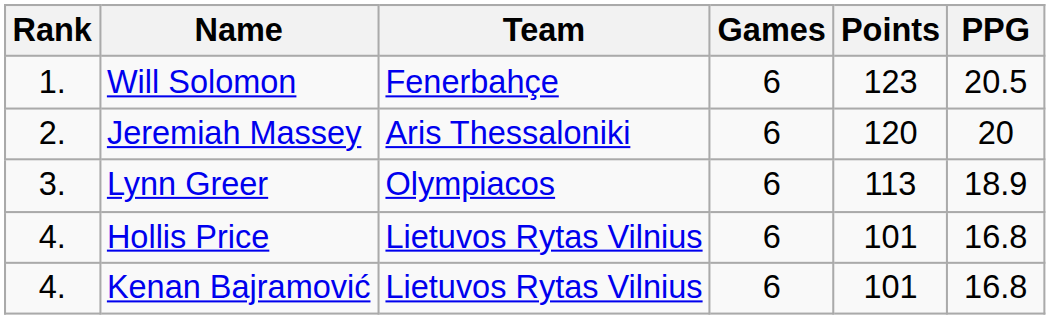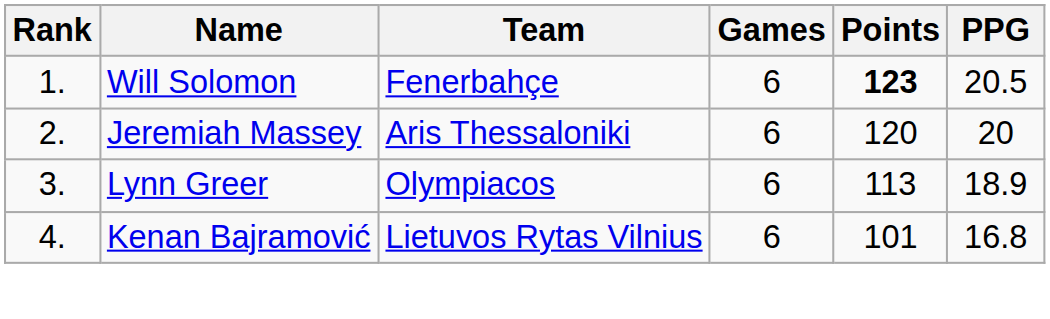(891, 81) normal -> (891, 81) bold
- row: (188, 236)
